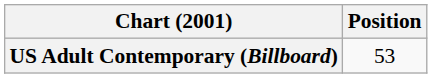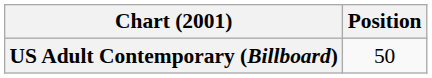(385, 55) 53 -> (385, 55) 50
